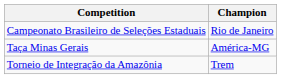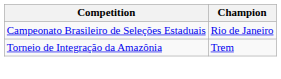- row: (48, 47)
